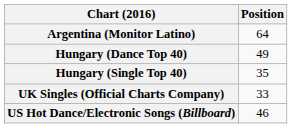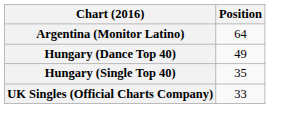- row: (121, 113)
